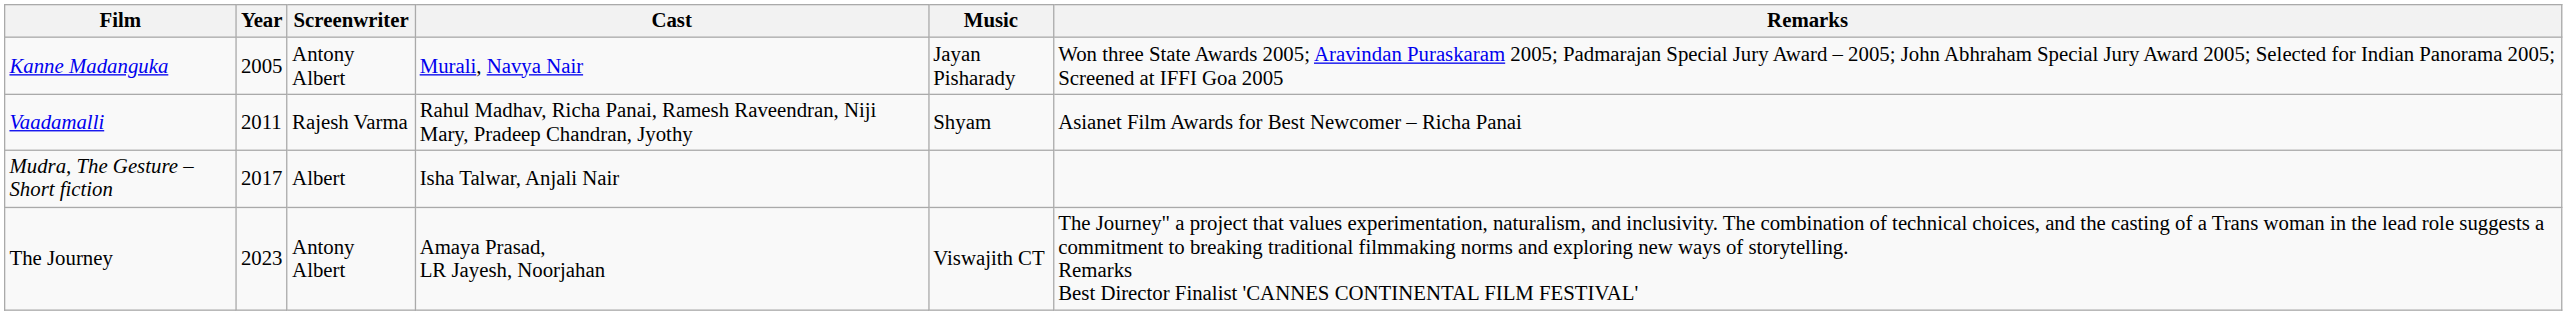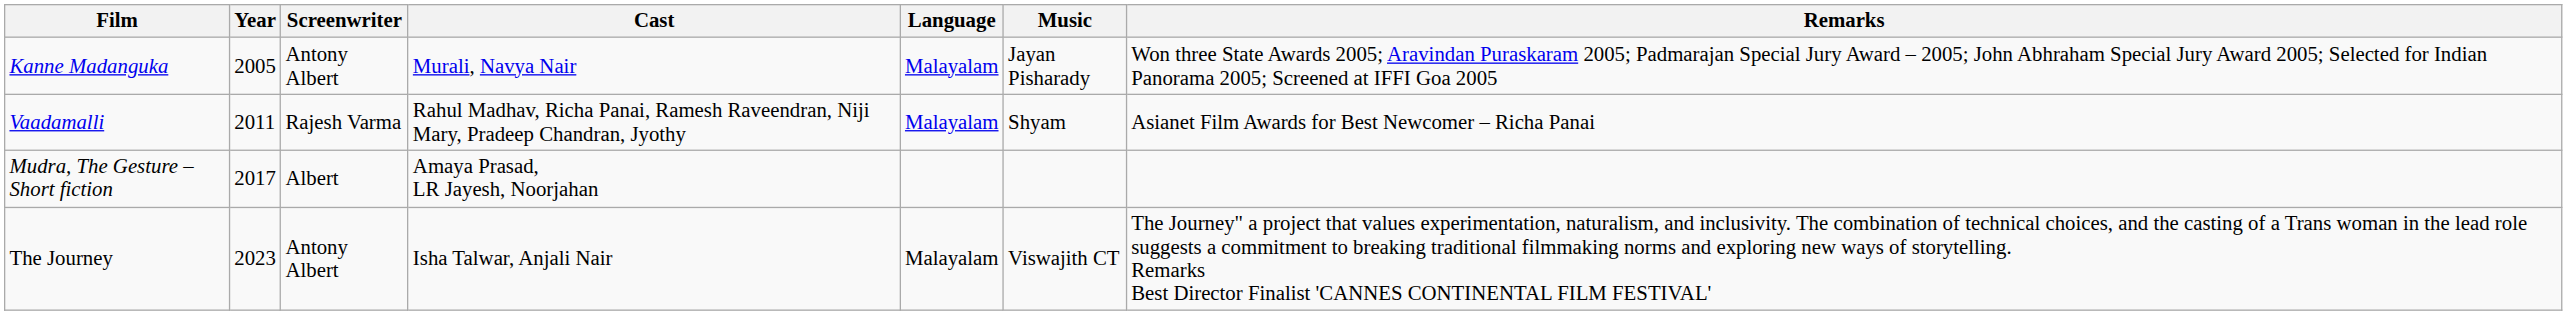+ column: (952, 20)
(519, 178) Isha Talwar, Anjali Nair -> (506, 178) Amaya Prasad, LR Jayesh, Noorjahan
(512, 258) Amaya Prasad, LR Jayesh, Noorjahan -> (513, 258) Isha Talwar, Anjali Nair
